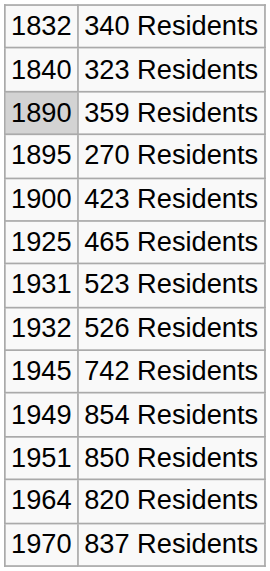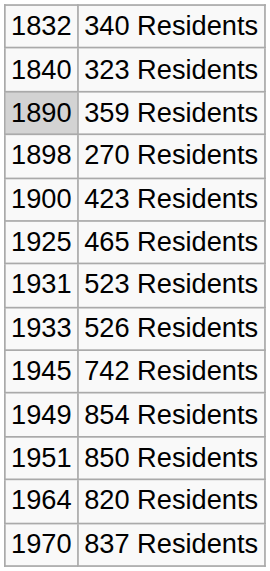(41, 155) 1895 -> (41, 155) 1898
(41, 328) 1932 -> (41, 328) 1933
